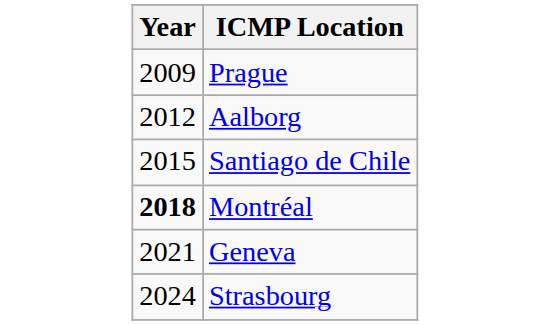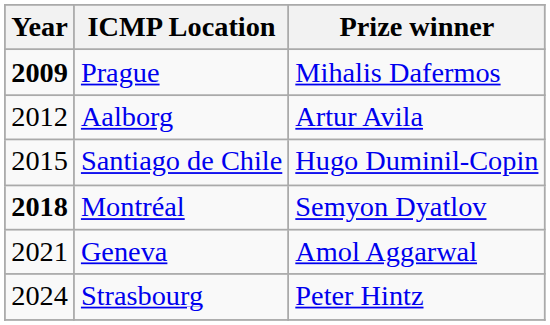+ column: (417, 26)
(168, 71) normal -> (40, 71) bold
